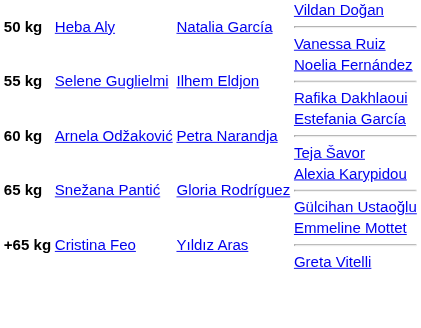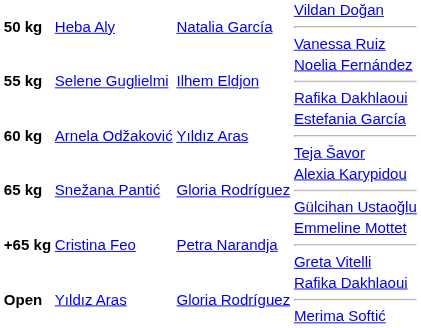(227, 136) Petra Narandja -> (212, 136) Yıldız Aras
(212, 245) Yıldız Aras -> (227, 245) Petra Narandja
+ row: (23, 299)
